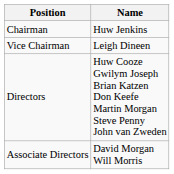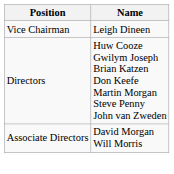- row: (27, 29)
